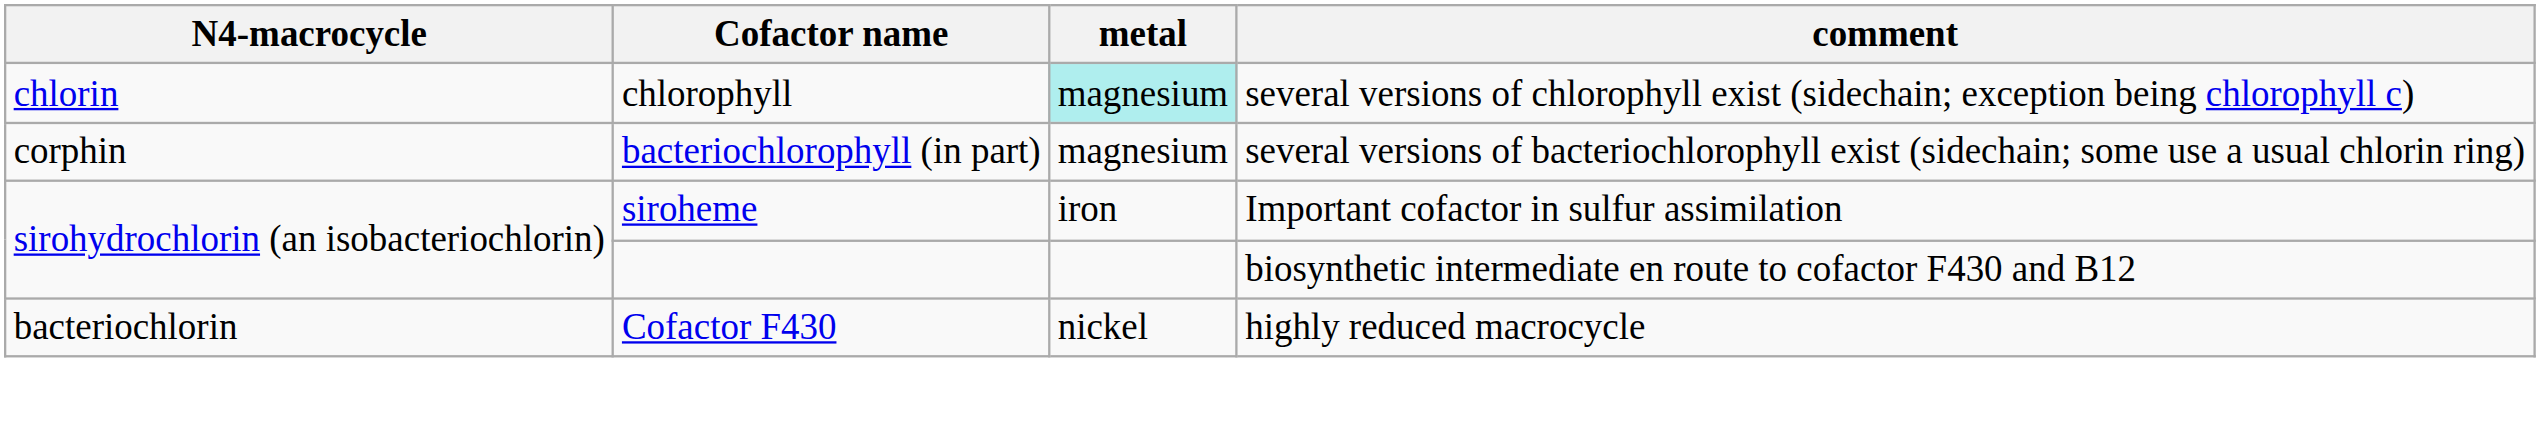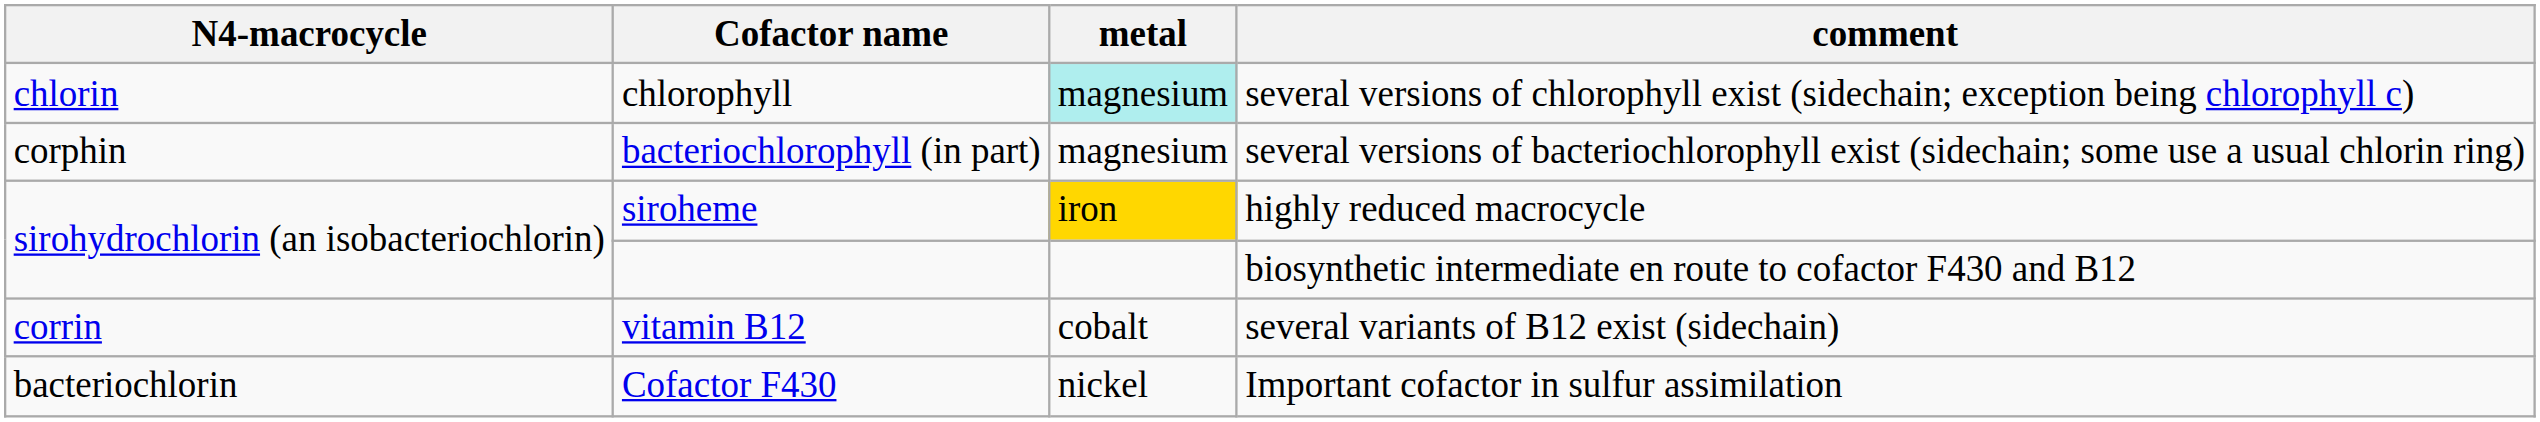(1087, 209) no background -> (1087, 209) gold background
(1544, 209) Important cofactor in sulfur assimilation -> (1445, 209) highly reduced macrocycle
+ row: (714, 326)
(1445, 326) highly reduced macrocycle -> (1544, 385) Important cofactor in sulfur assimilation
